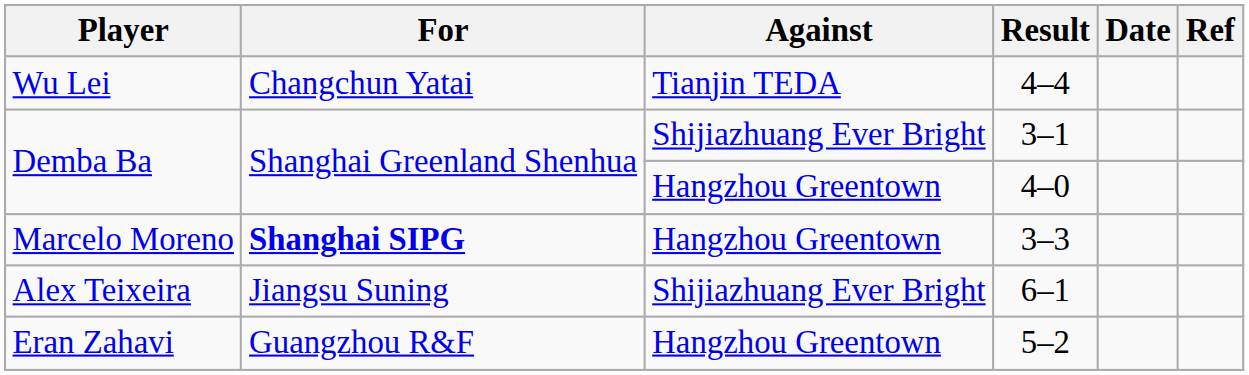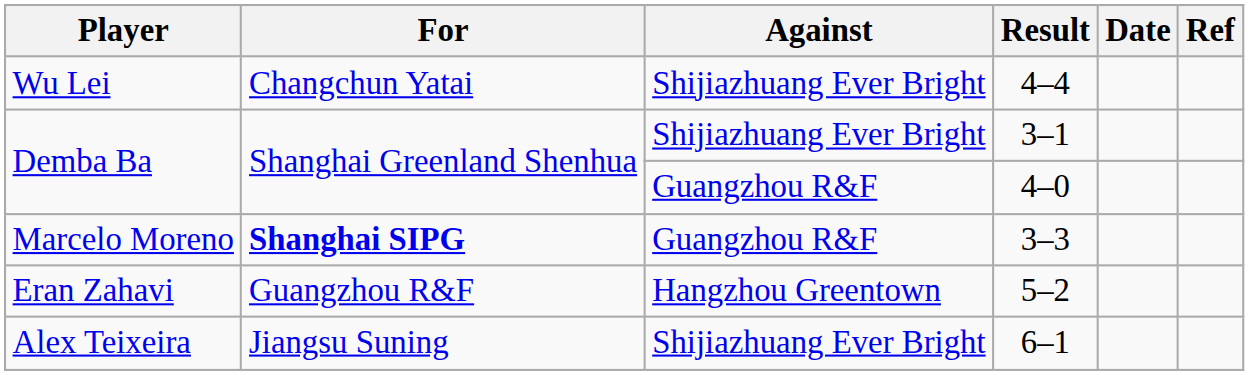(747, 82) Tianjin TEDA -> (819, 82) Shijiazhuang Ever Bright
(797, 186) Hangzhou Greentown -> (765, 186) Guangzhou R&F
(797, 238) Hangzhou Greentown -> (765, 238) Guangzhou R&F
rows swapped: (1045, 290) <-> (1045, 342)
